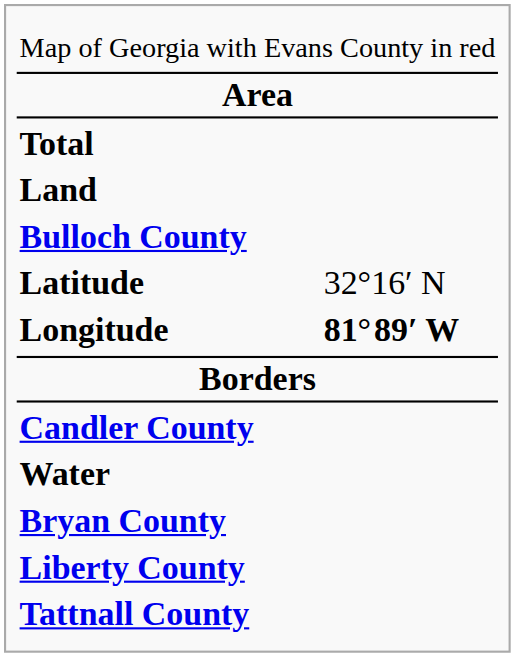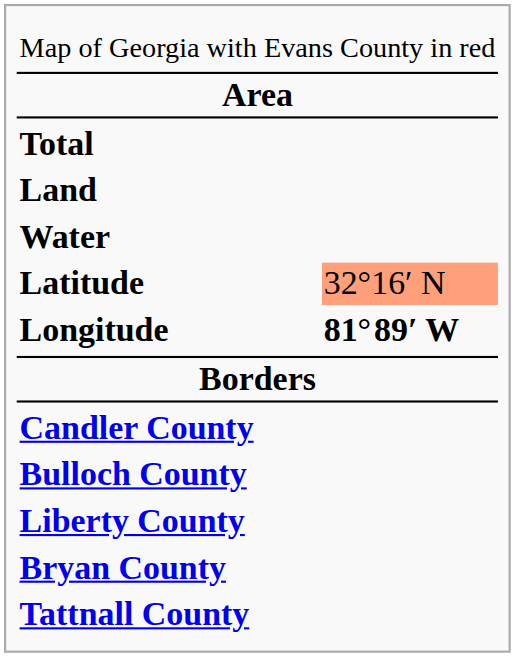rows swapped: (65, 474) <-> (133, 237)
(385, 283) no background -> (385, 283) lightsalmon background
rows swapped: (123, 521) <-> (132, 567)
